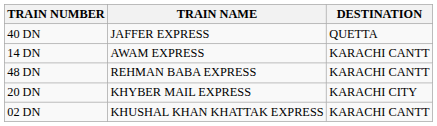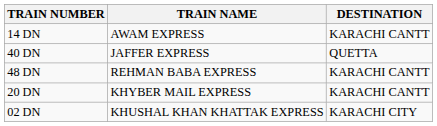rows swapped: (24, 33) <-> (24, 53)
(373, 92) KARACHI CITY -> (379, 92) KARACHI CANTT
(379, 111) KARACHI CANTT -> (373, 111) KARACHI CITY
